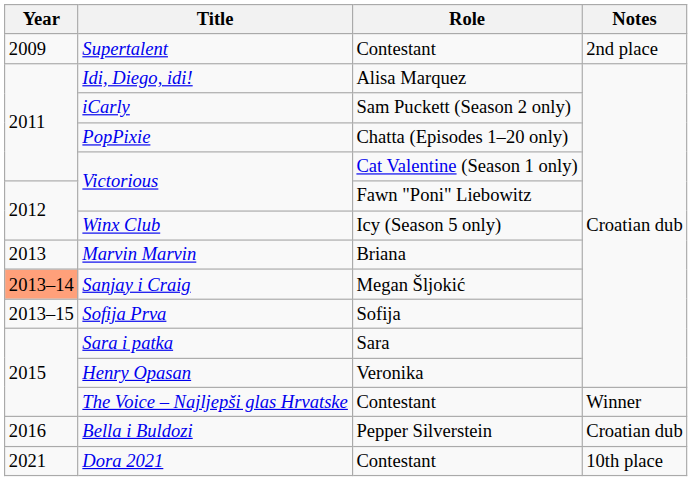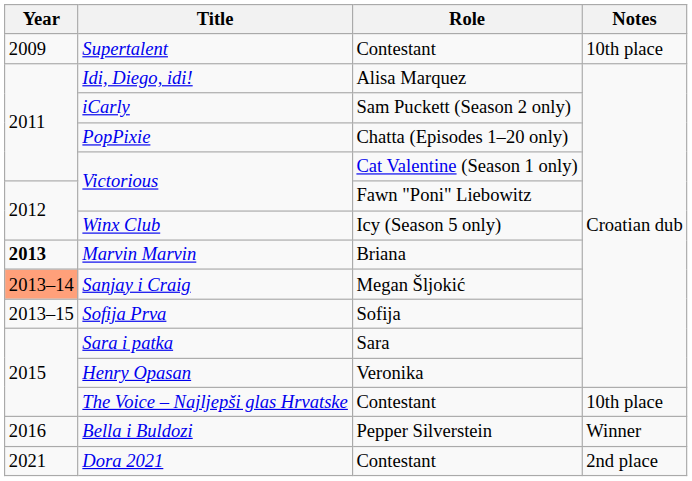(622, 48) 2nd place -> (625, 48) 10th place
(27, 254) normal -> (27, 254) bold
(614, 401) Winner -> (625, 401) 10th place
(634, 431) Croatian dub -> (614, 431) Winner
(625, 460) 10th place -> (622, 460) 2nd place
